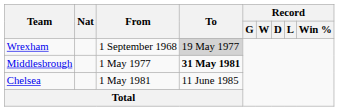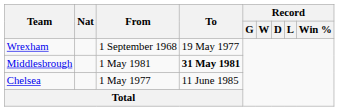(210, 47) lightgrey background -> (210, 47) no background
(125, 64) 1 May 1977 -> (125, 64) 1 May 1981
(125, 81) 1 May 1981 -> (125, 81) 1 May 1977
